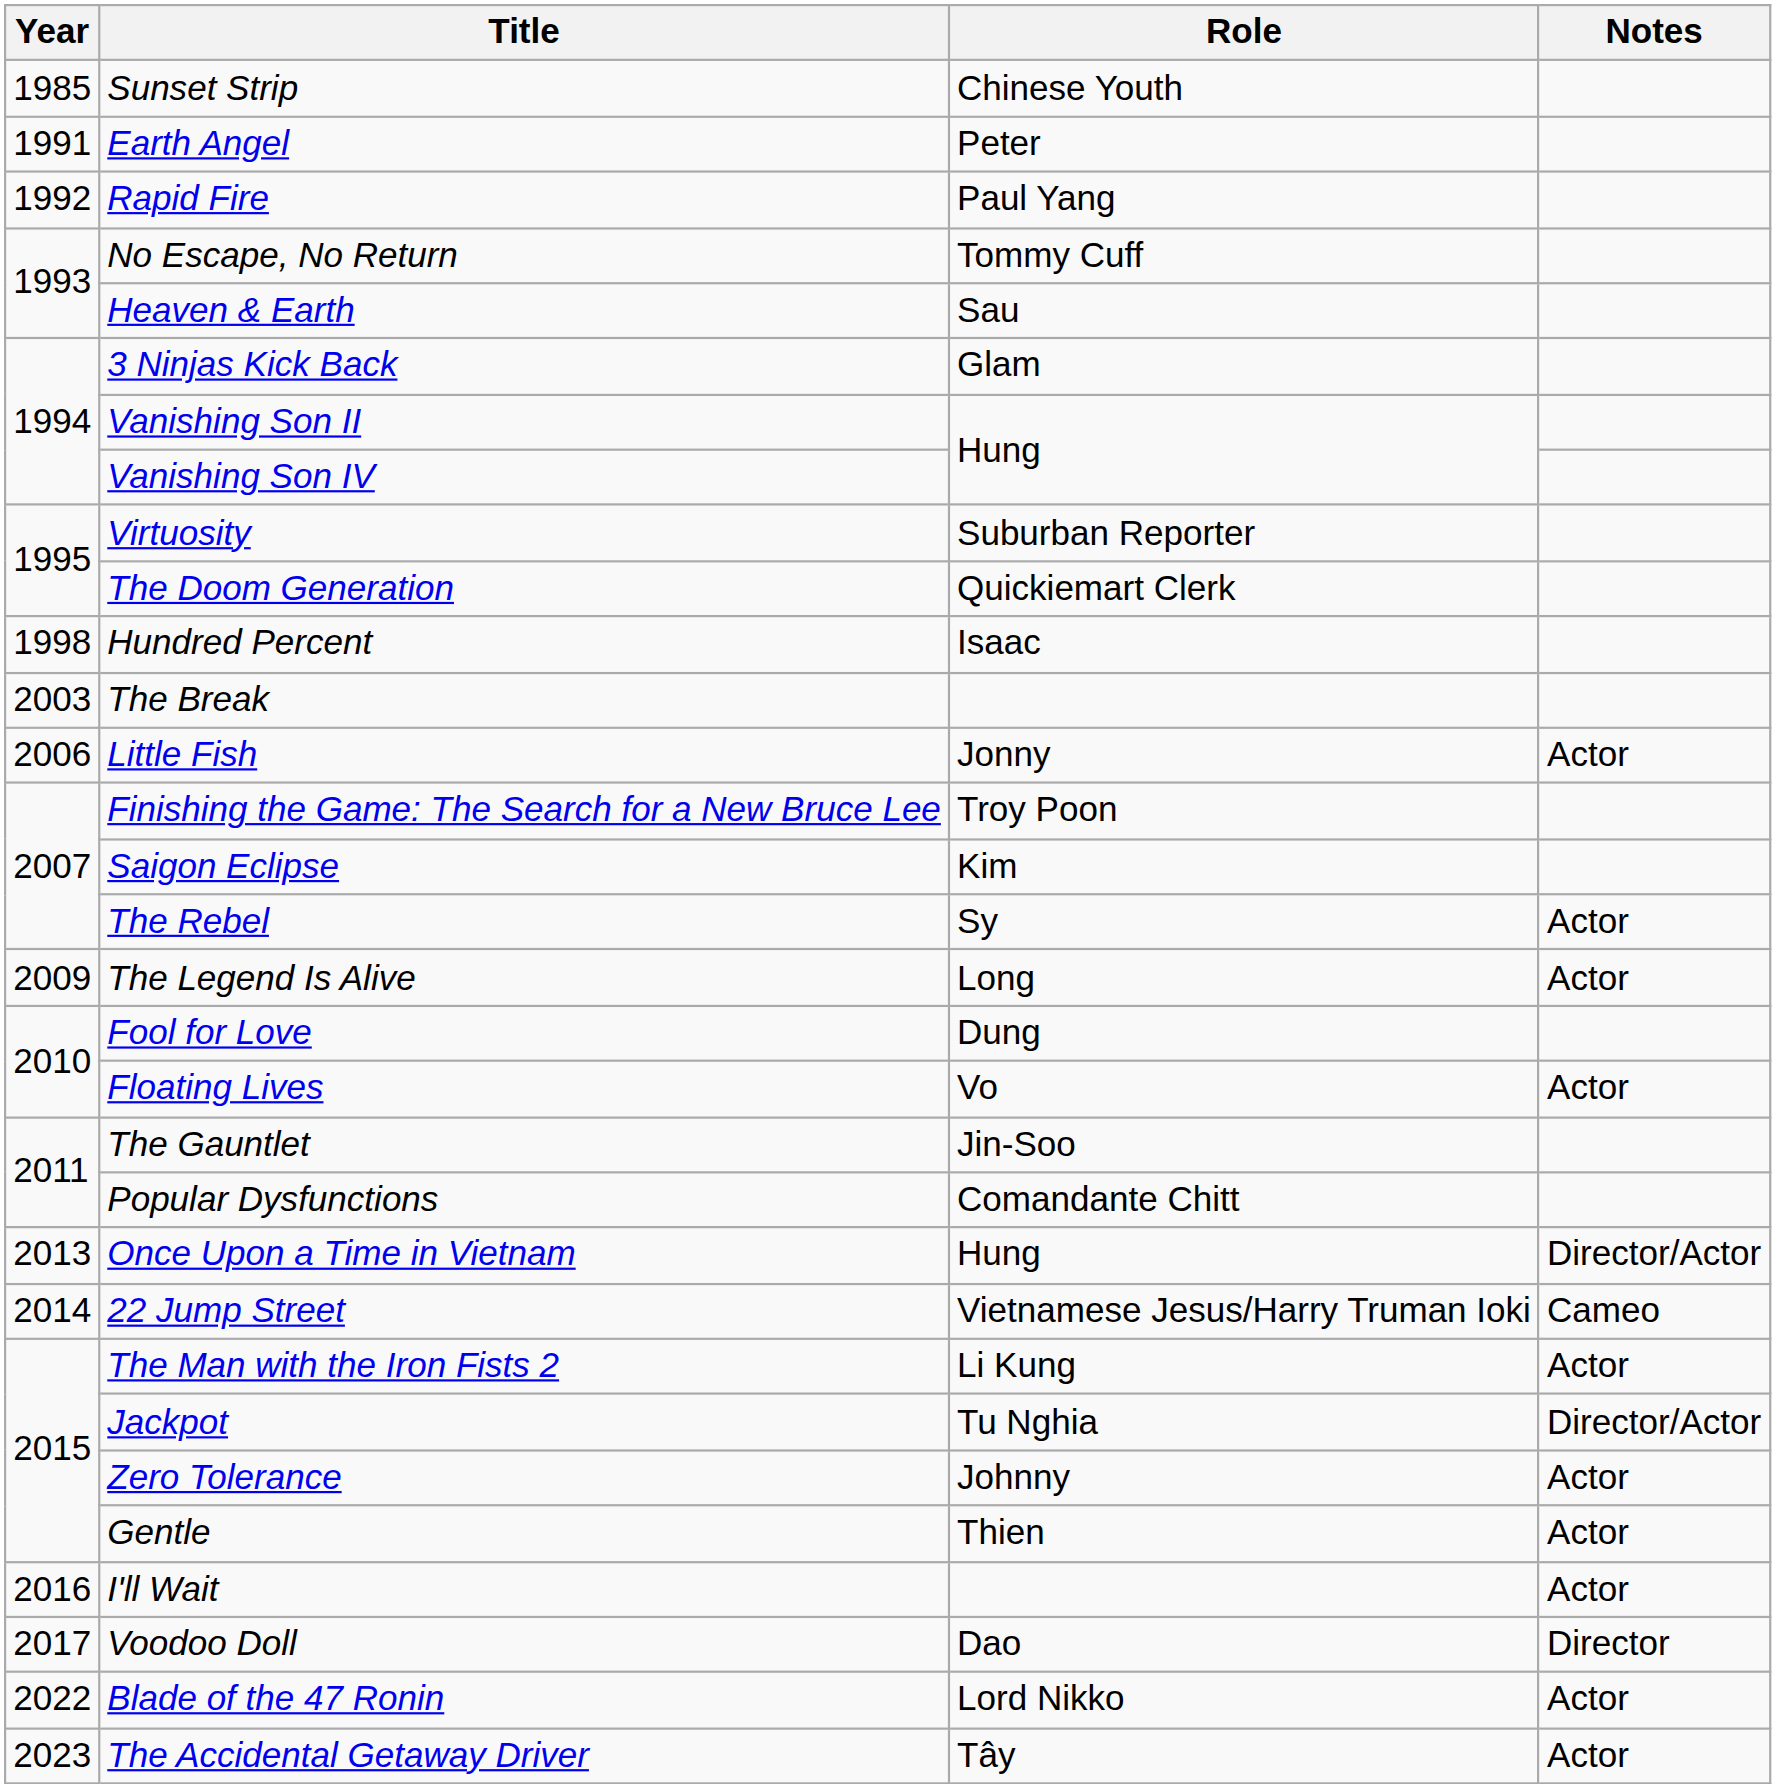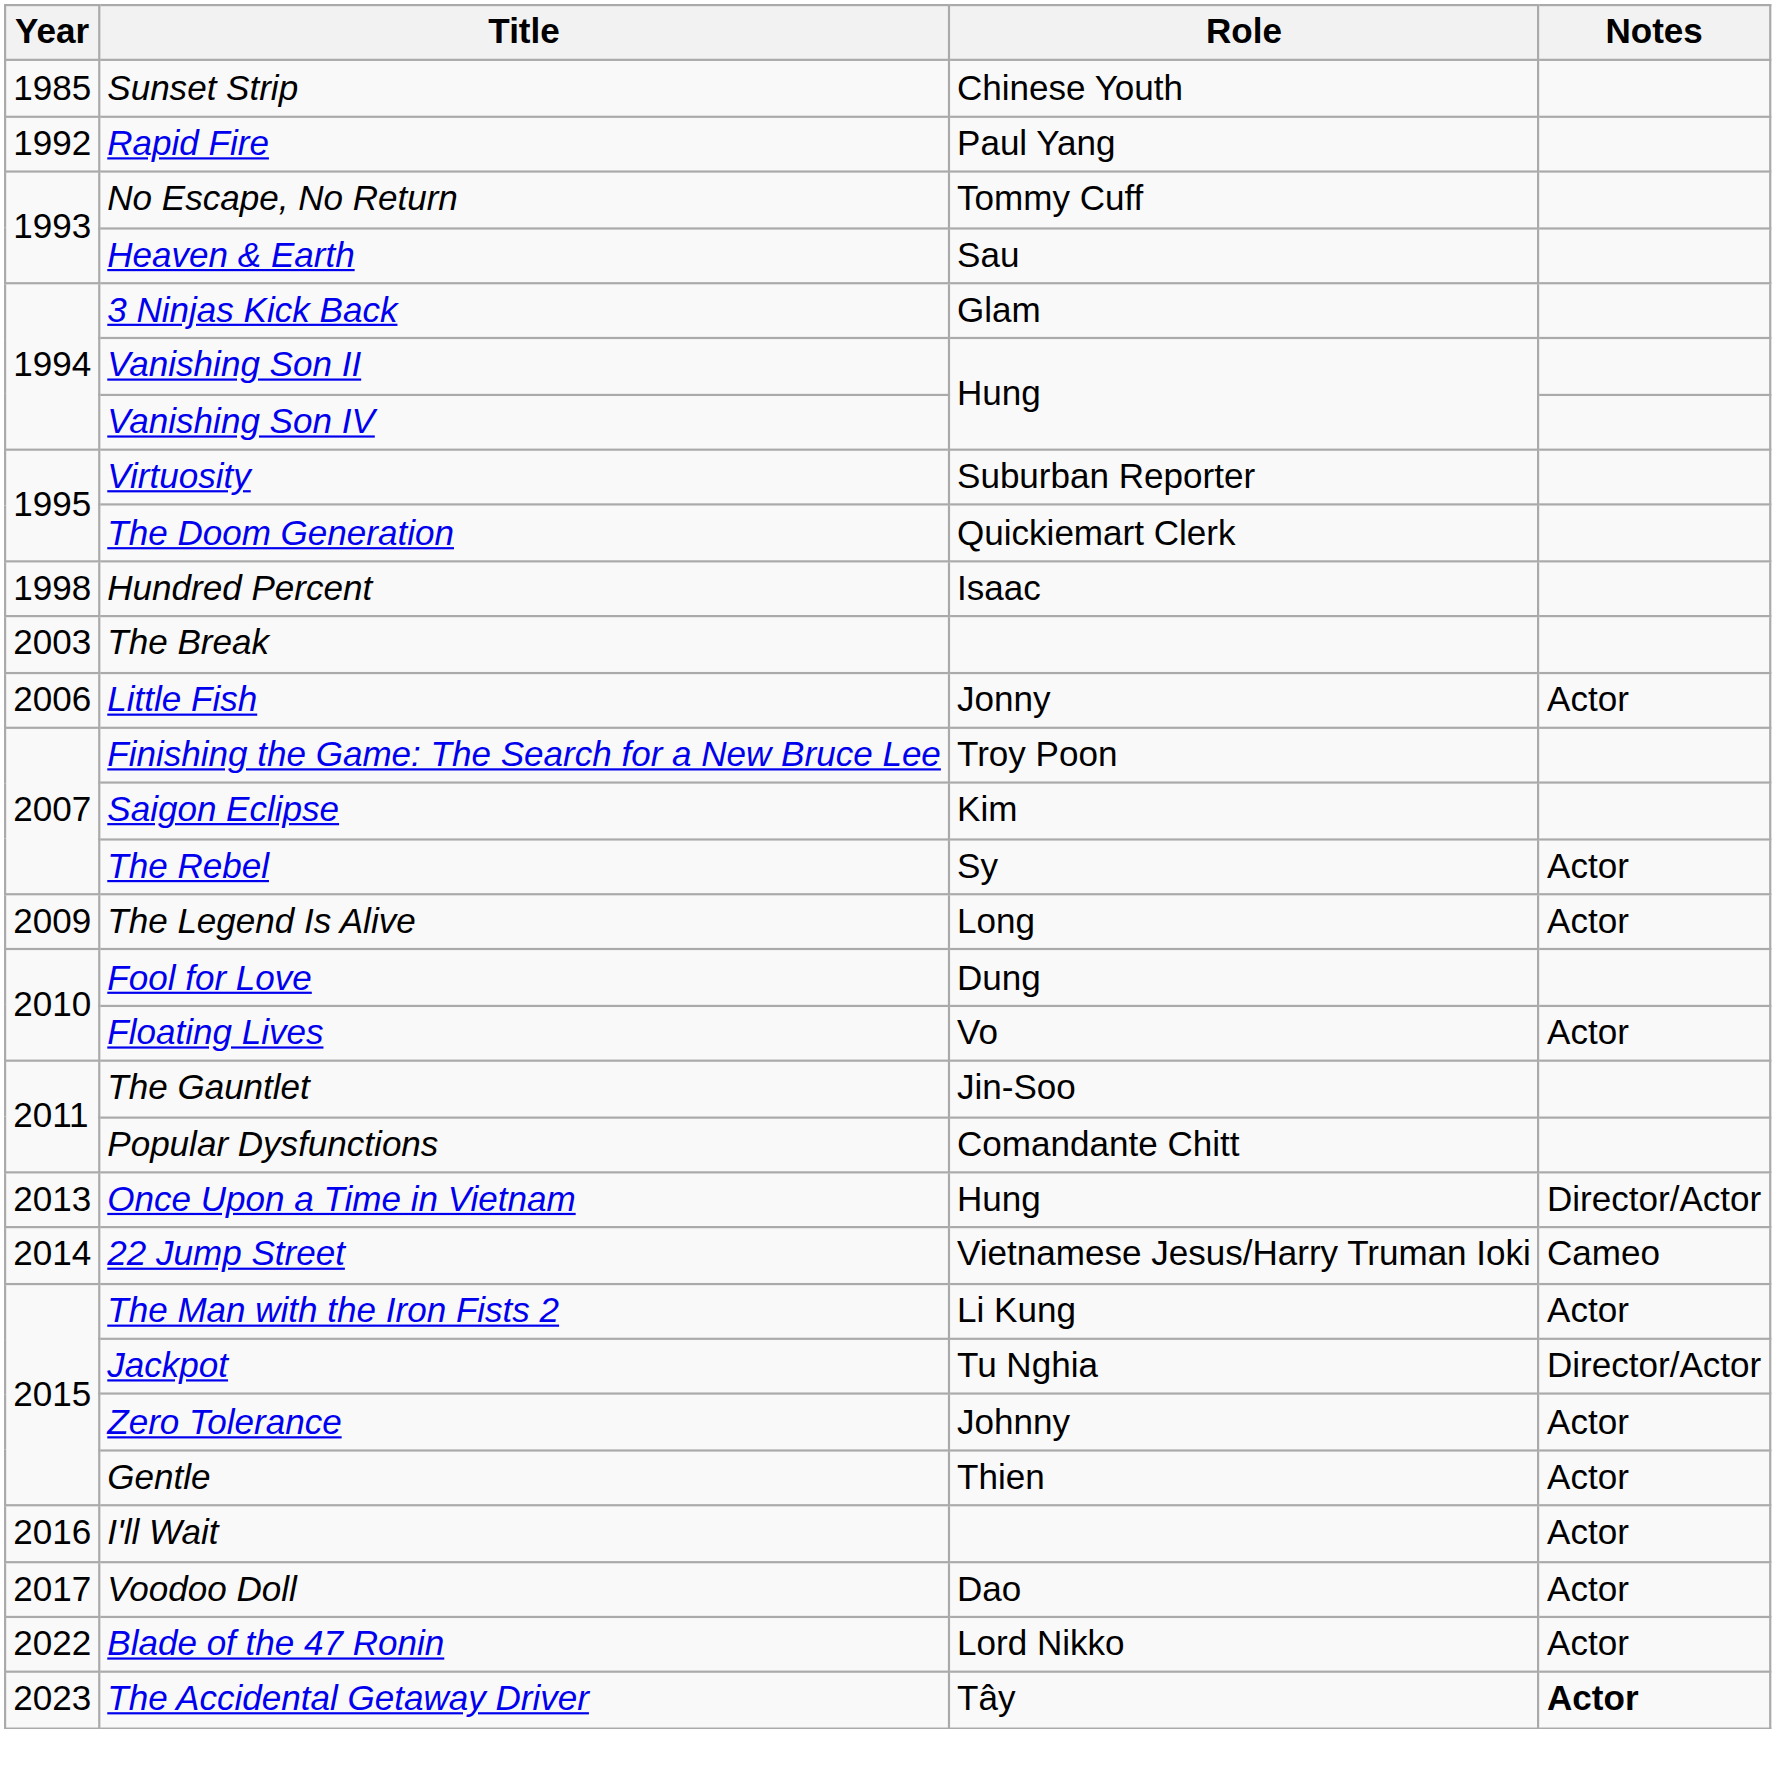- row: (198, 143)
(1608, 1643) Director -> (1588, 1588) Actor
(1588, 1754) normal -> (1593, 1699) bold
